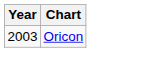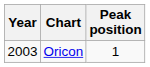+ column: (116, 22)
